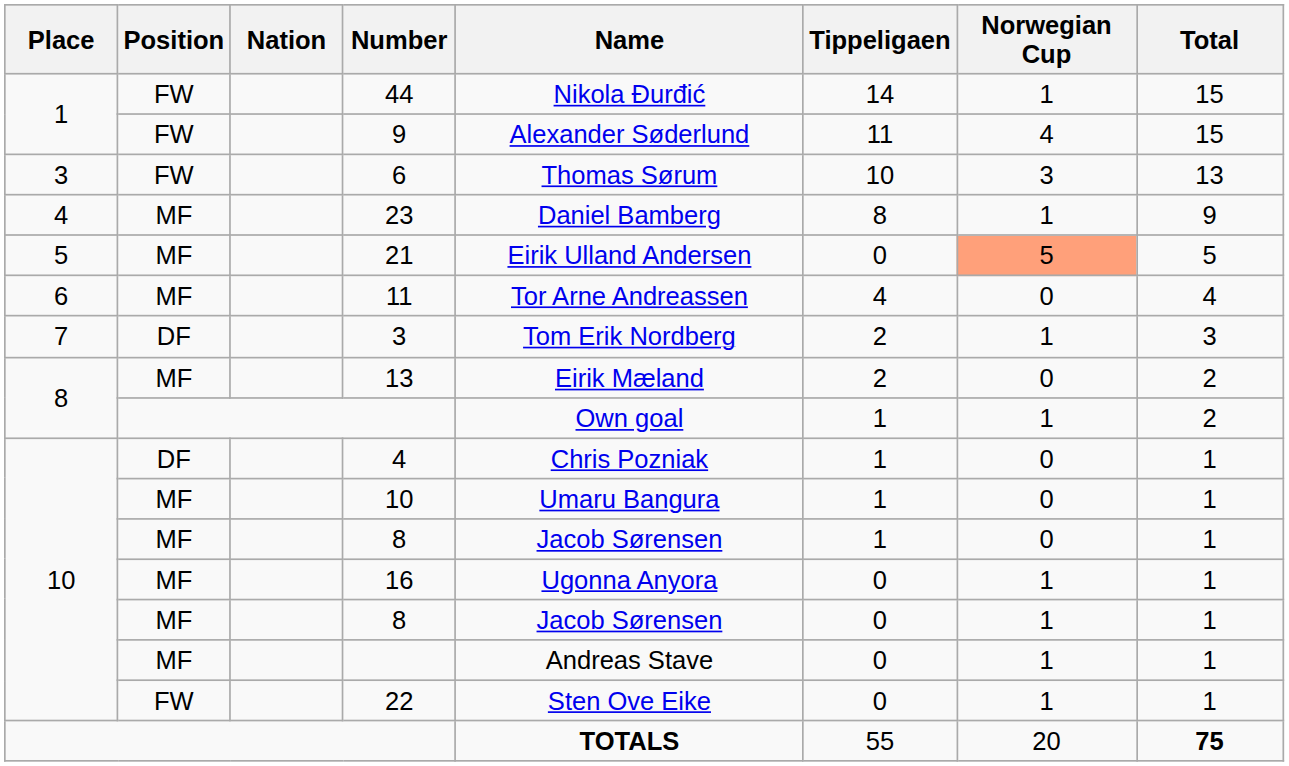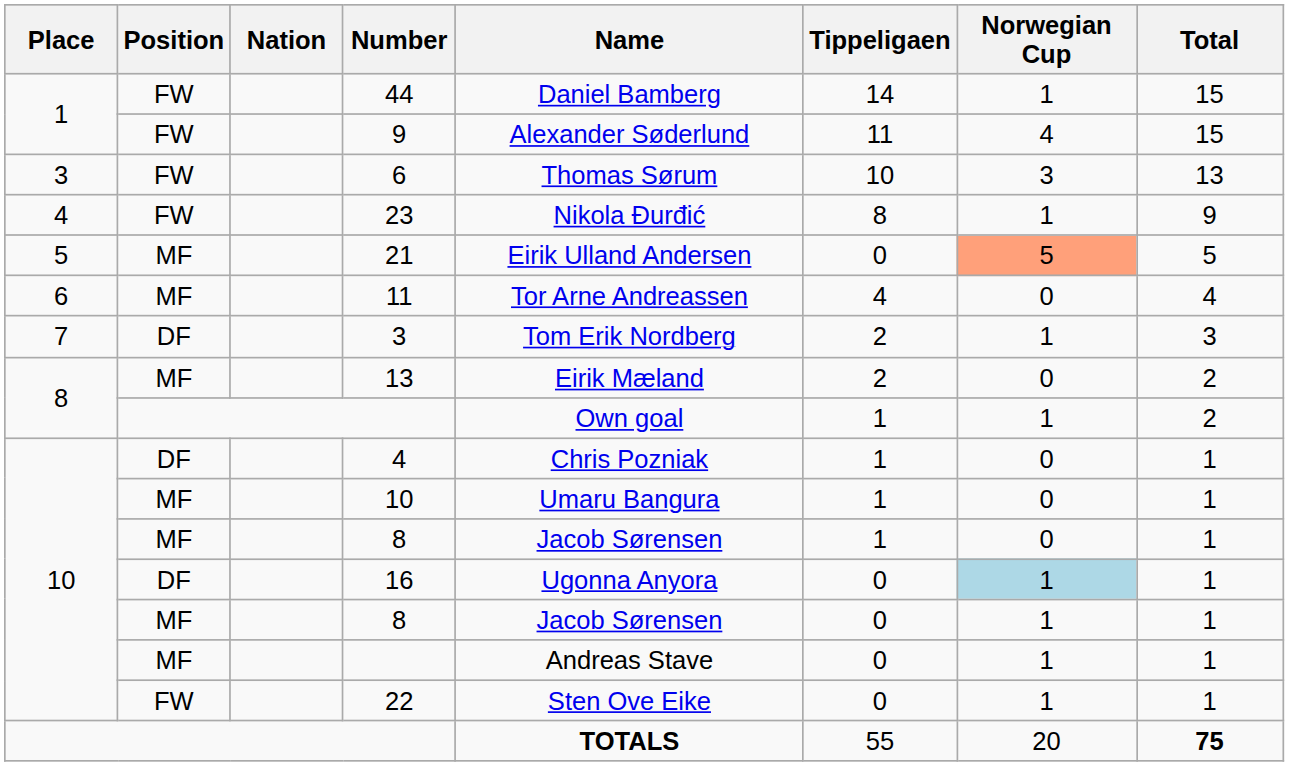(629, 94) Nikola Đurđić -> (629, 94) Daniel Bamberg
(174, 216) MF -> (174, 216) FW
(629, 215) Daniel Bamberg -> (629, 215) Nikola Đurđić
(174, 579) MF -> (174, 579) DF
(1046, 579) no background -> (1046, 579) lightblue background
